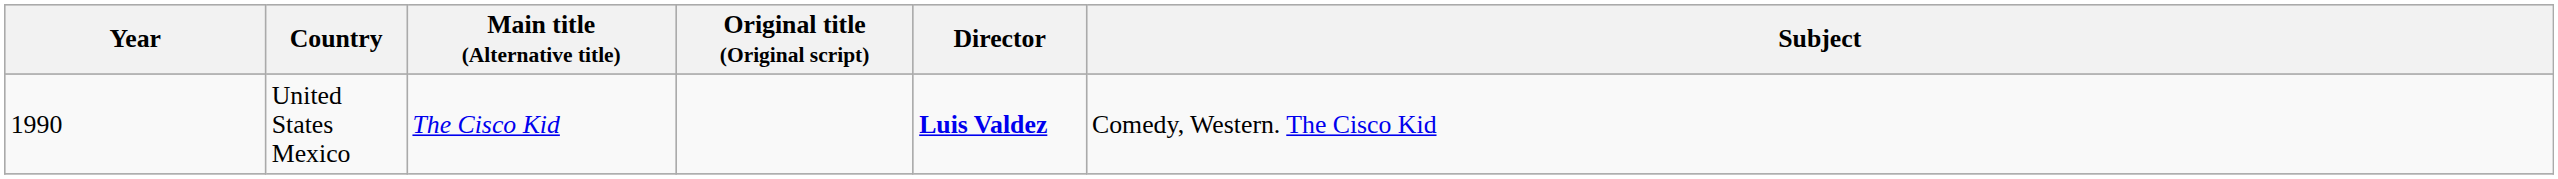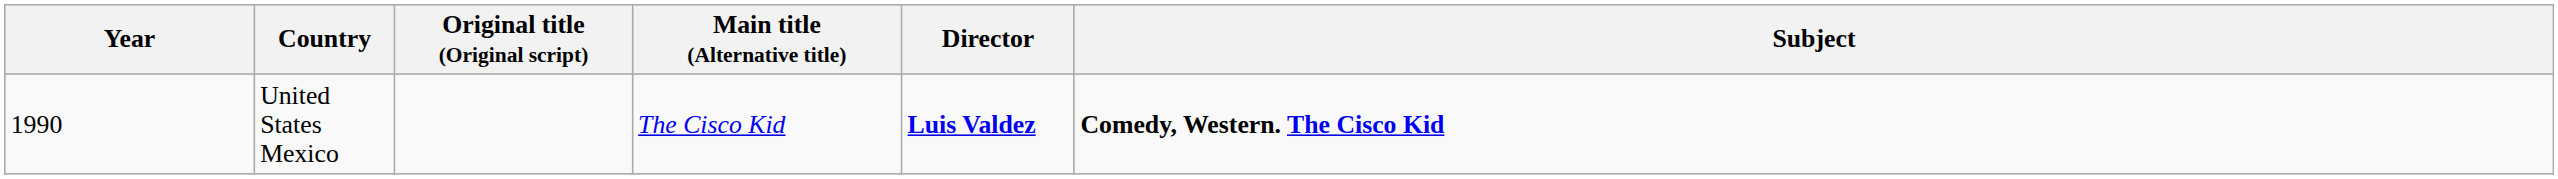columns swapped: (541, 39) <-> (795, 39)
(1264, 123) normal -> (1262, 123) bold
